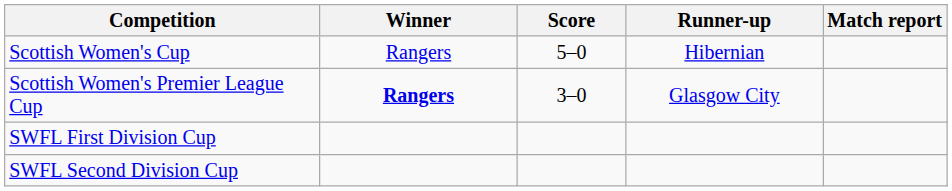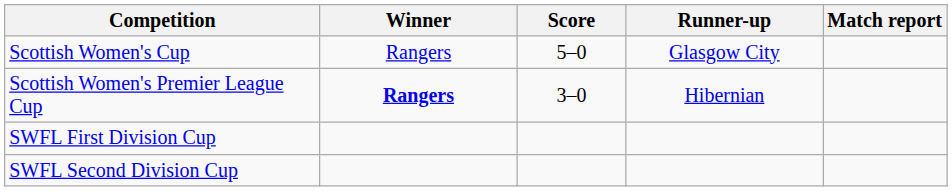(724, 52) Hibernian -> (724, 52) Glasgow City
(724, 95) Glasgow City -> (724, 95) Hibernian
